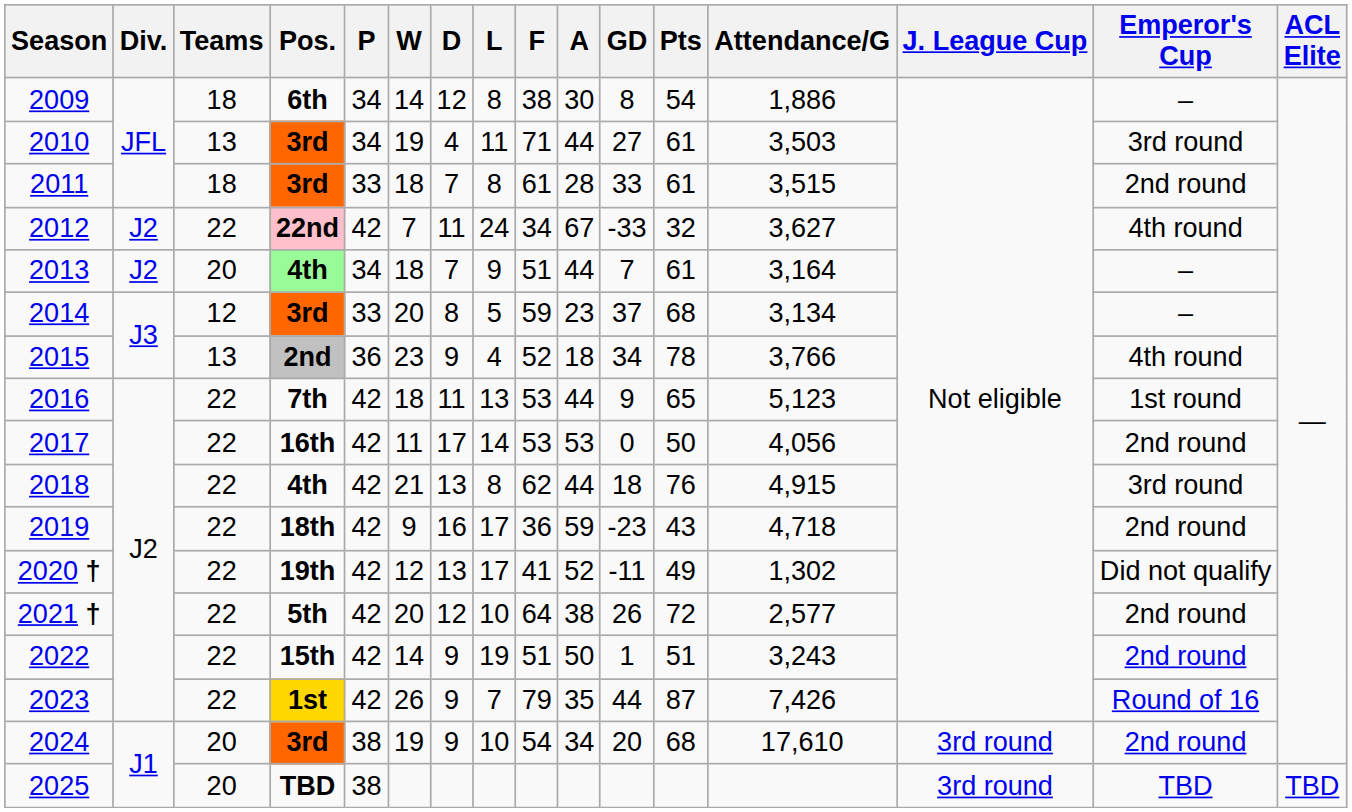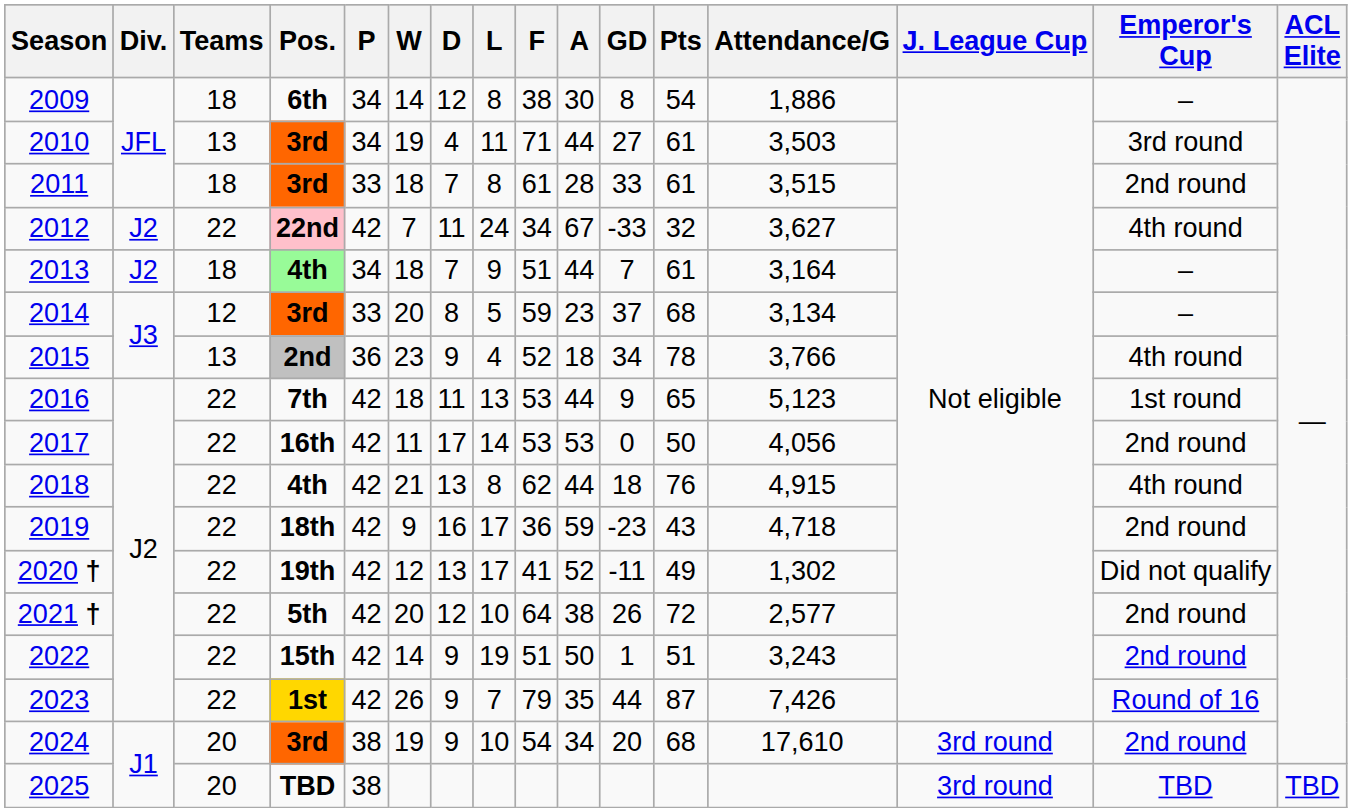(222, 270) 20 -> (222, 270) 18
(1186, 485) 3rd round -> (1186, 485) 4th round
